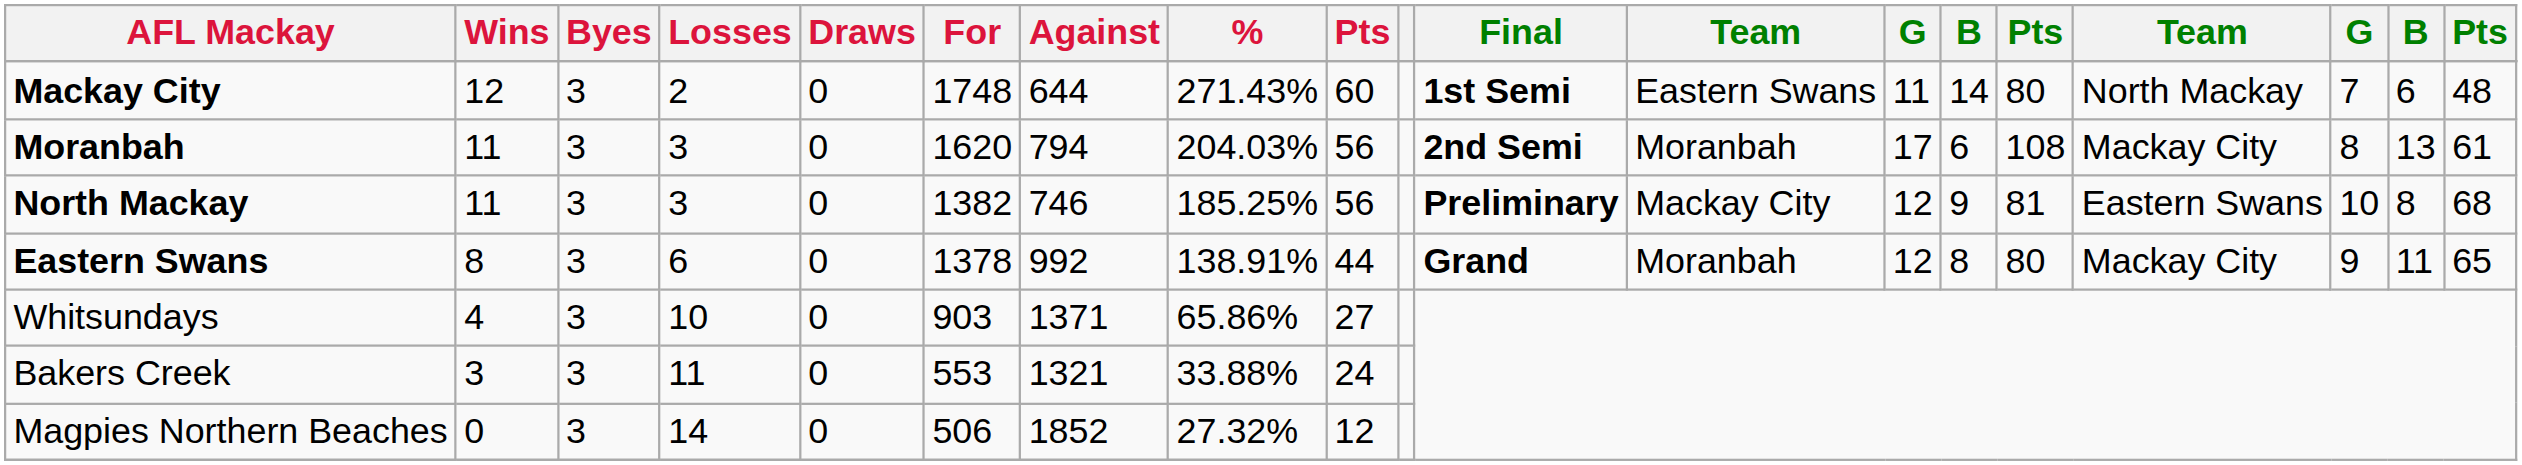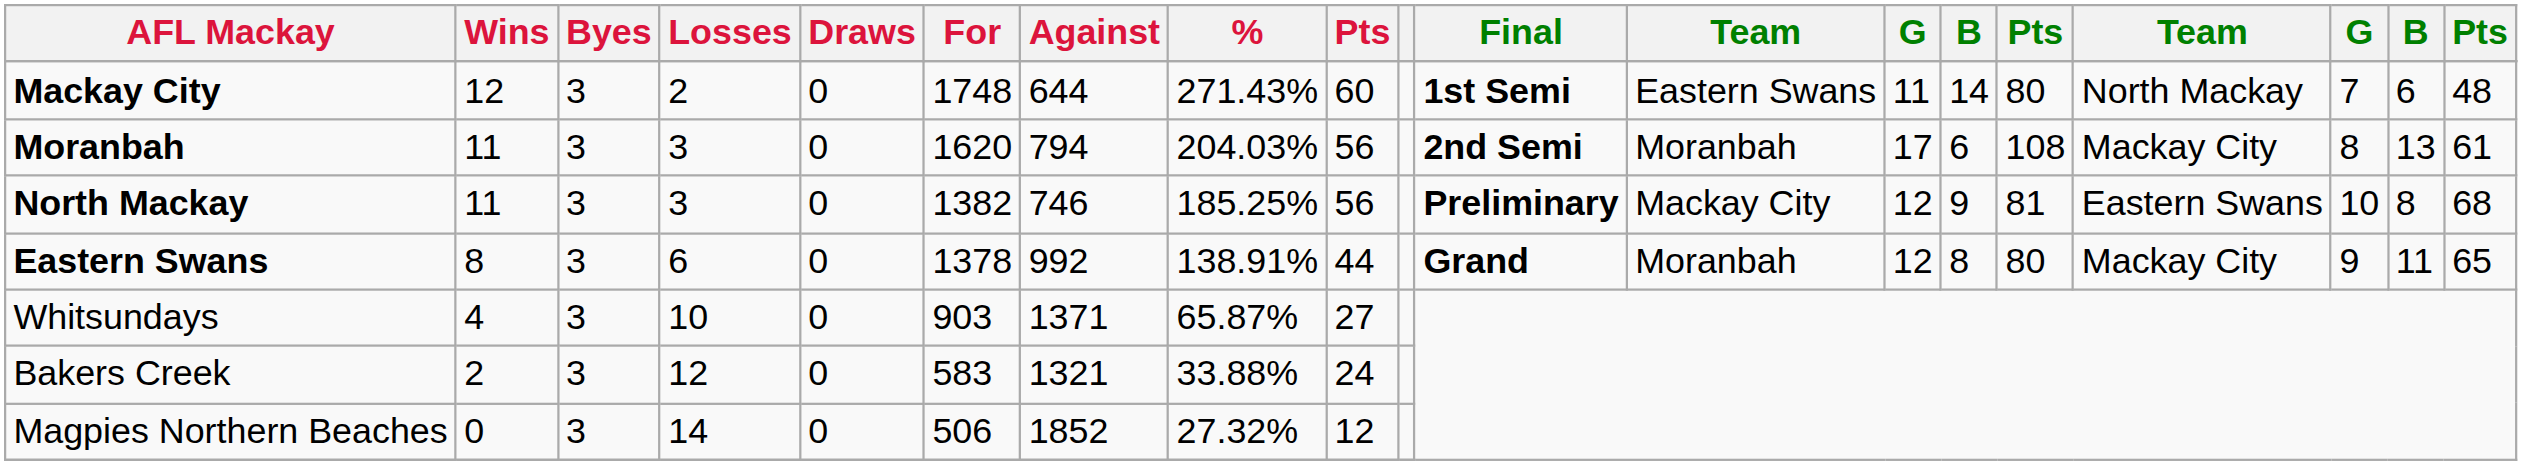(1237, 317) 65.86% -> (1237, 317) 65.87%
(474, 373) 3 -> (474, 373) 2
(687, 373) 11 -> (688, 373) 12
(962, 373) 553 -> (962, 373) 583
